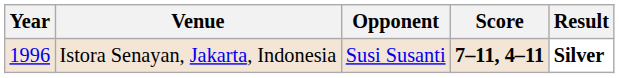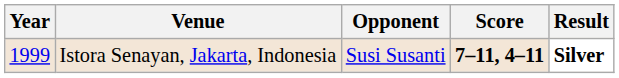(30, 55) 1996 -> (30, 55) 1999
